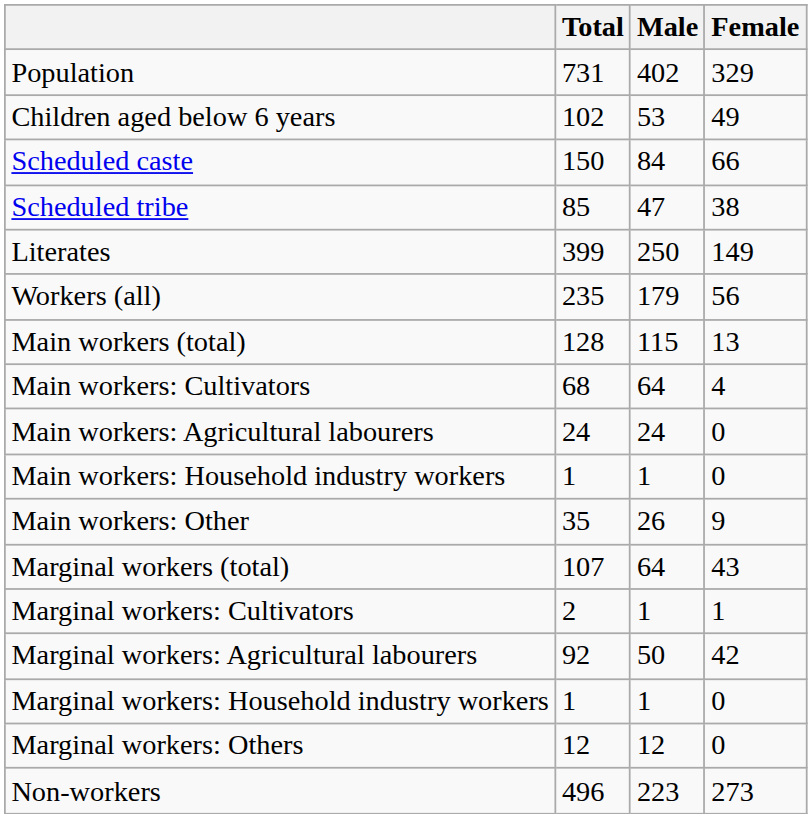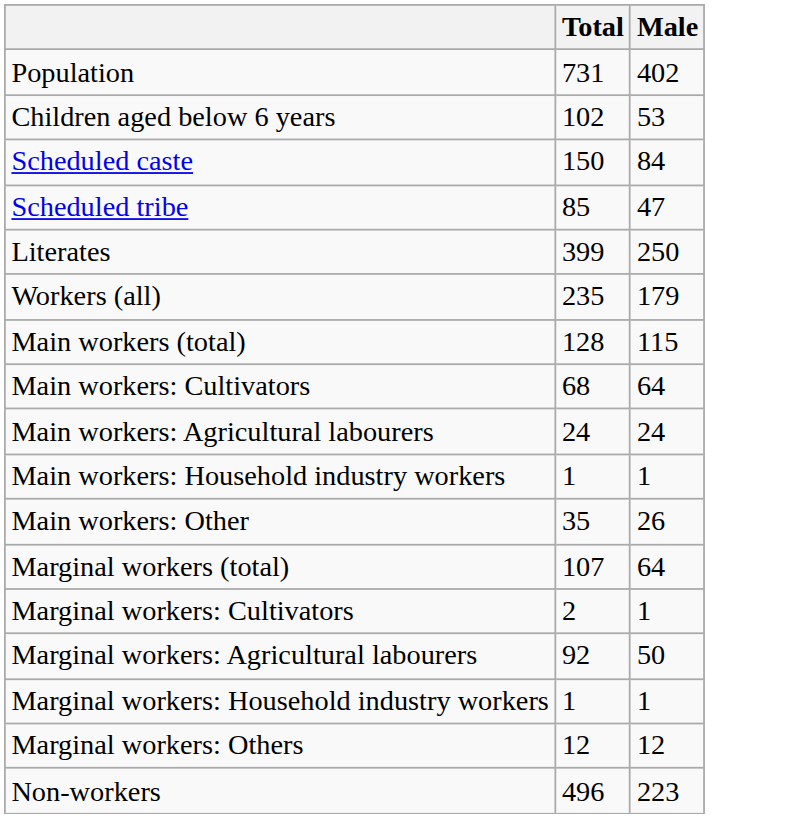- column: (755, 26)
